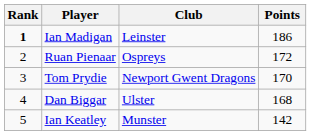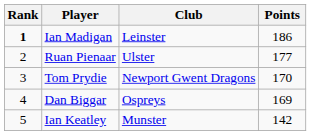(144, 57) Ospreys -> (138, 57) Ulster
(282, 57) 172 -> (282, 57) 177
(138, 99) Ulster -> (144, 99) Ospreys
(282, 99) 168 -> (282, 99) 169
